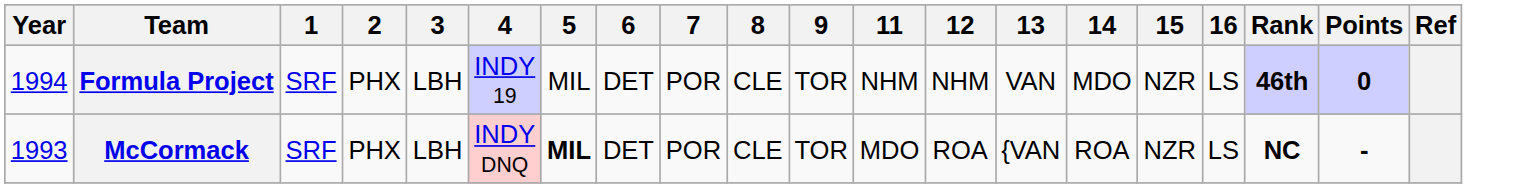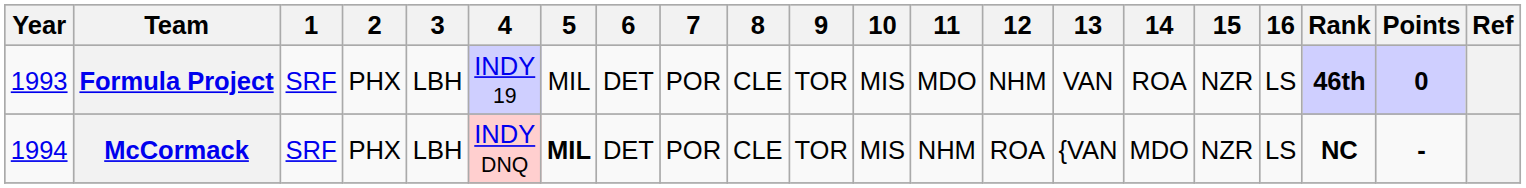+ column: (882, 25)
(39, 80) 1994 -> (39, 80) 1993
(890, 80) NHM -> (947, 80) MDO
(1102, 80) MDO -> (1159, 80) ROA
(39, 149) 1993 -> (39, 149) 1994
(890, 149) MDO -> (947, 149) NHM
(1102, 149) ROA -> (1159, 149) MDO
